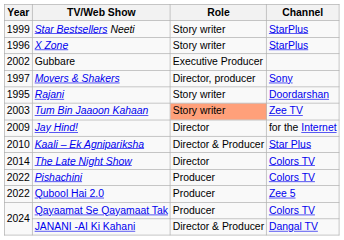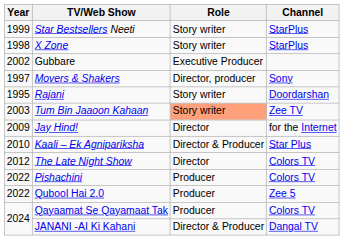(18, 45) 1996 -> (18, 45) 1998
(18, 161) 2014 -> (18, 161) 2012
